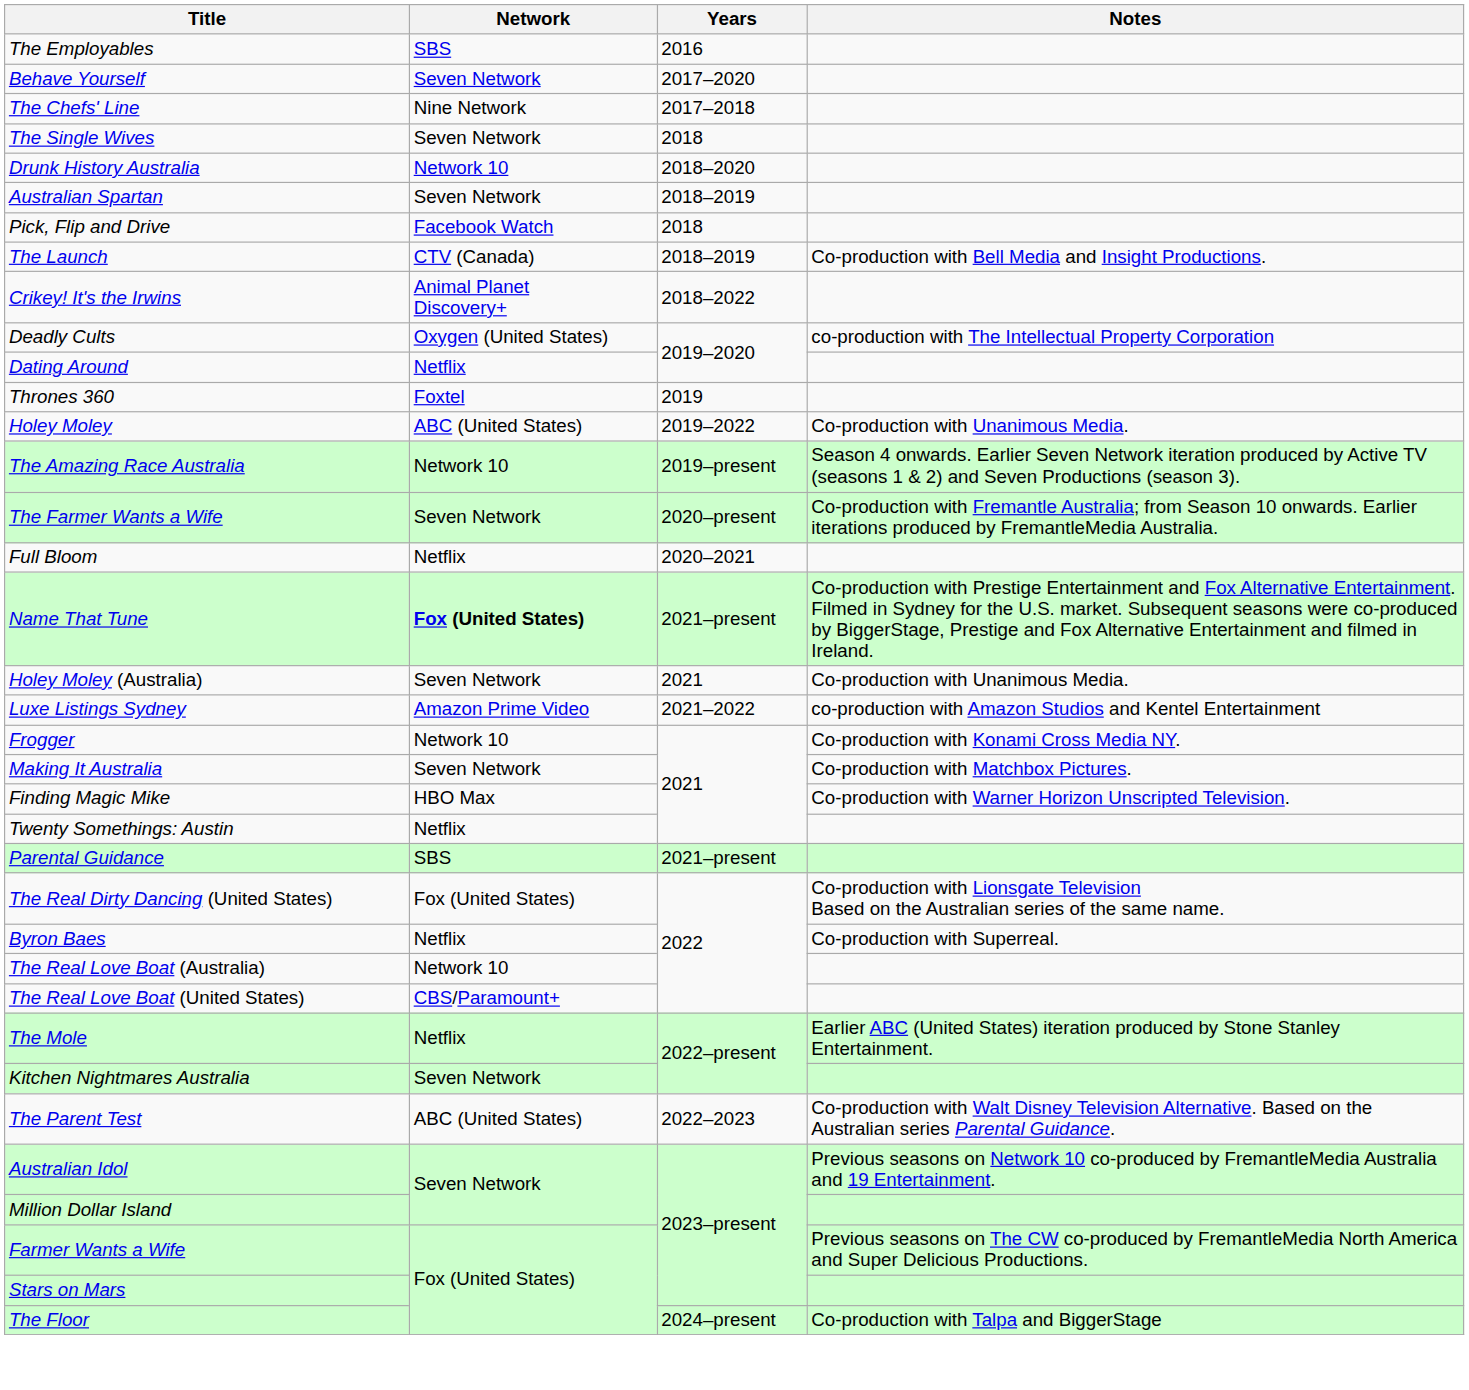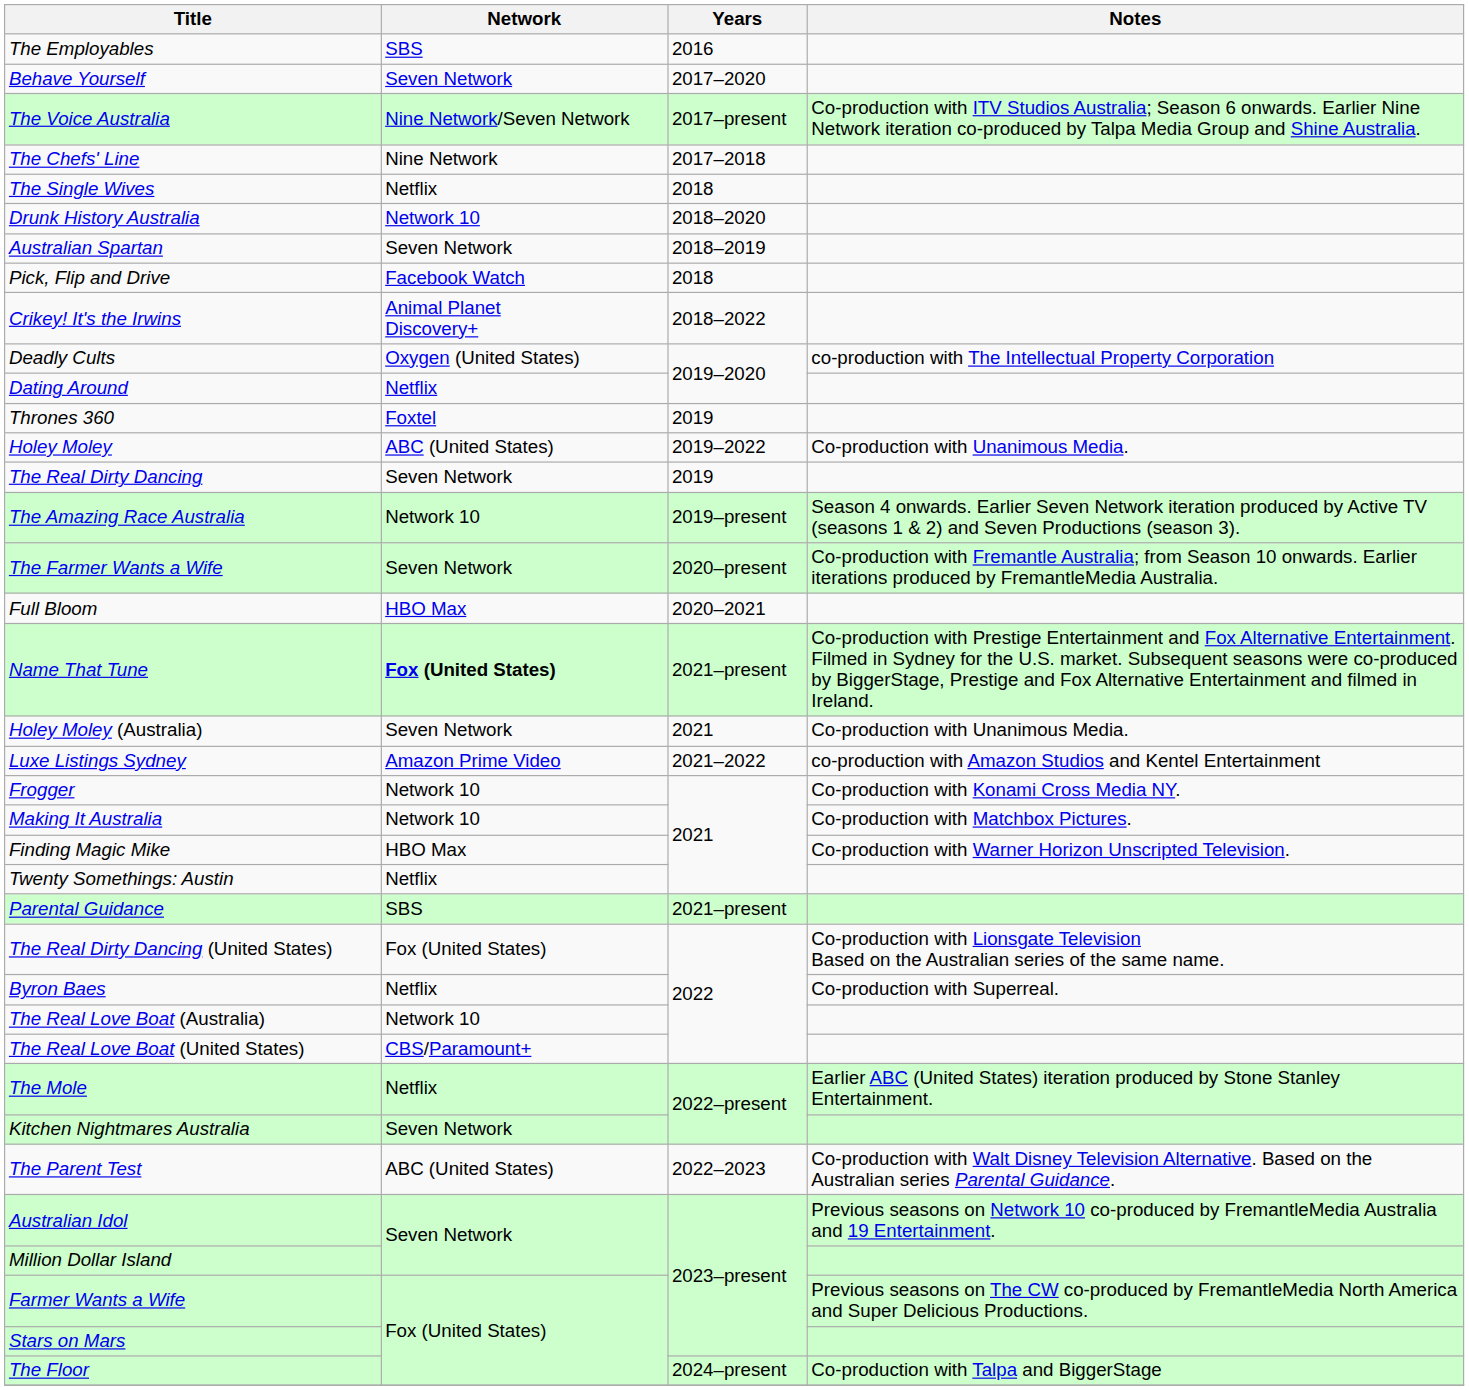+ row: (89, 118)
(477, 138) Seven Network -> (411, 188) Netflix
- row: (58, 256)
+ row: (106, 477)
(440, 557) Netflix -> (426, 608) HBO Max
(477, 769) Seven Network -> (433, 819) Network 10
